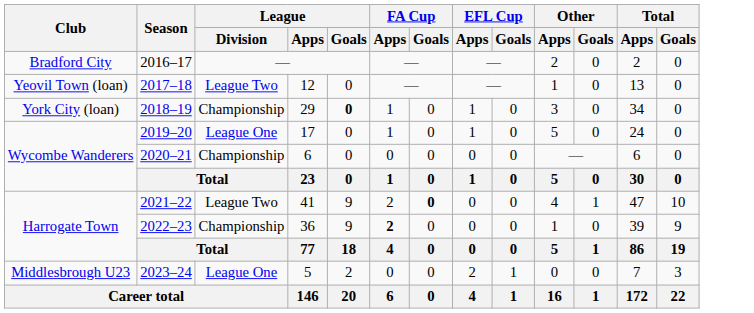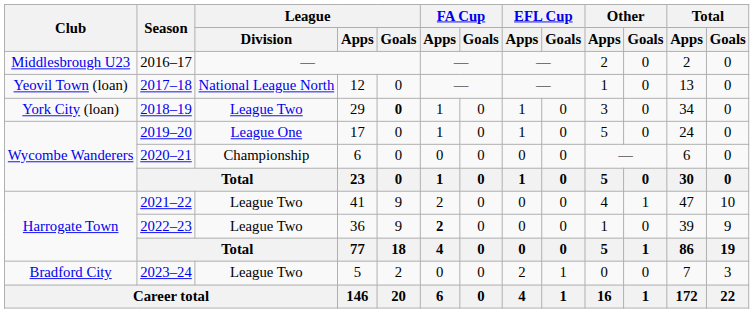(71, 62) Bradford City -> (71, 62) Middlesbrough U23
(241, 86) League Two -> (266, 86) National League North
(241, 109) Championship -> (266, 109) League Two
(431, 202) bold -> (481, 202) normal
(241, 226) Championship -> (266, 226) League Two
(71, 272) Middlesbrough U23 -> (71, 272) Bradford City
(241, 272) League One -> (266, 272) League Two
